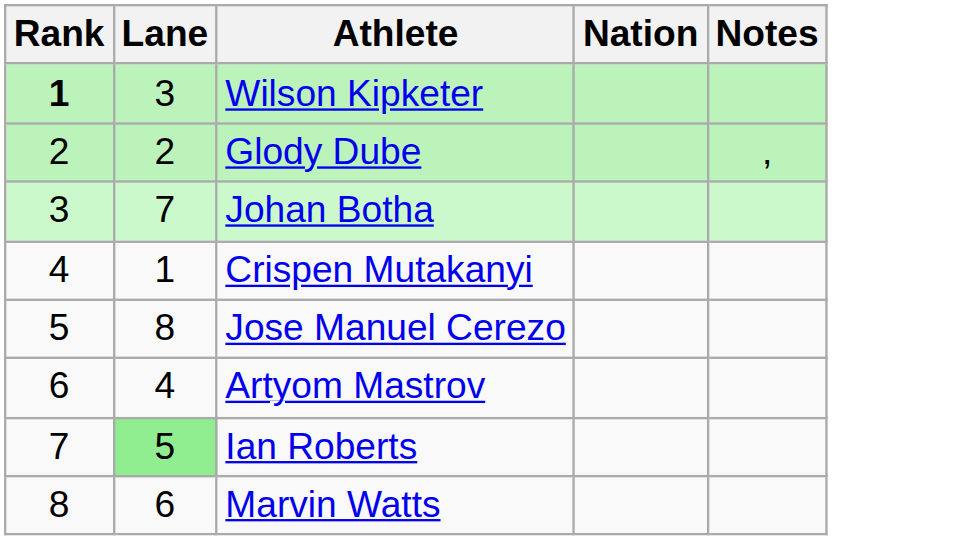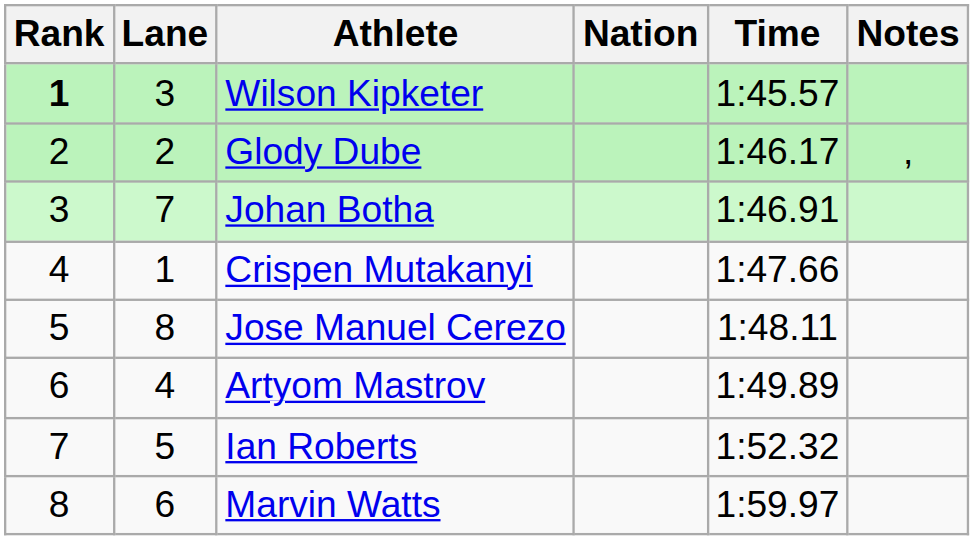+ column: (777, 33)
(165, 446) lightgreen background -> (165, 446) no background
